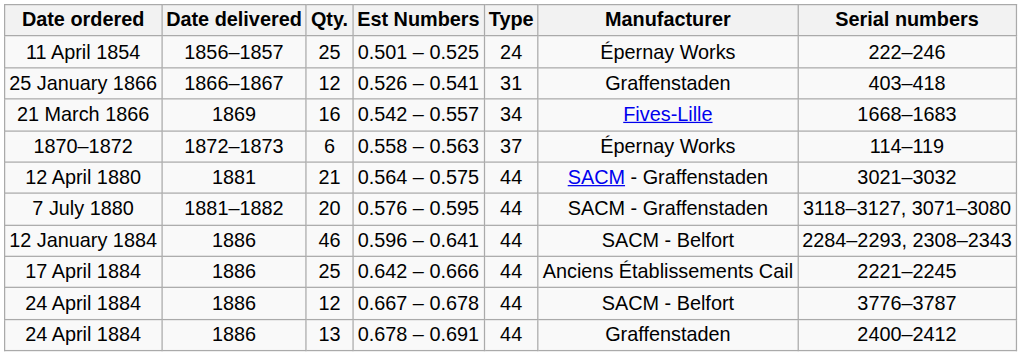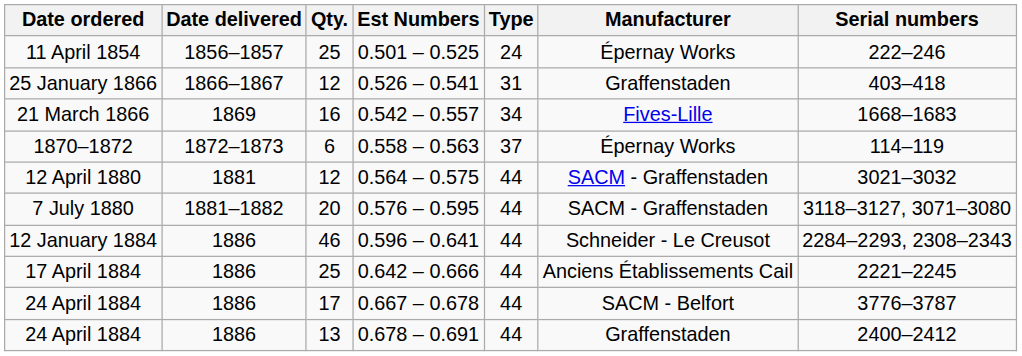(329, 177) 21 -> (329, 177) 12
(668, 240) SACM - Belfort -> (668, 240) Schneider - Le Creusot
(329, 303) 12 -> (329, 303) 17
